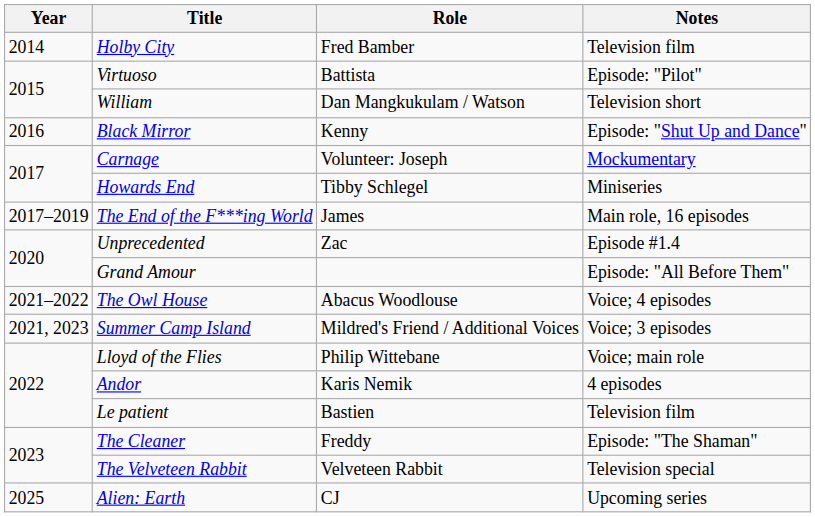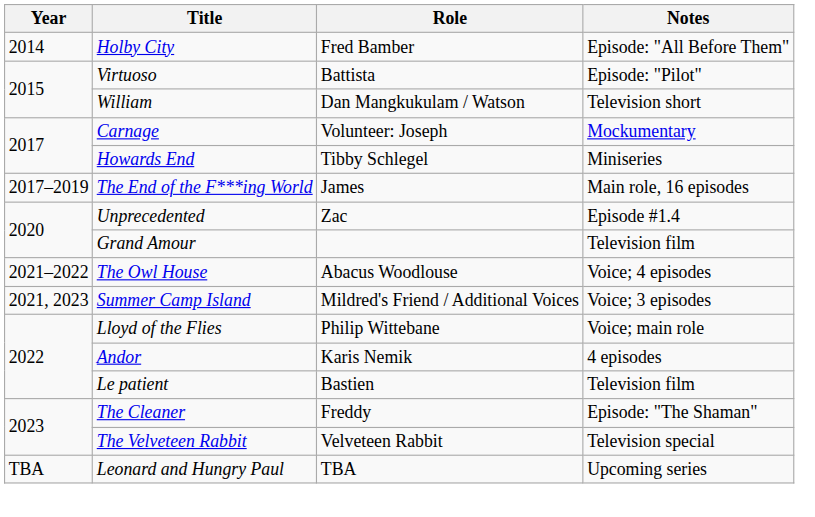(641, 46) Television film -> (688, 46) Episode: "All Before Them"
- row: (144, 131)
(688, 272) Episode: "All Before Them" -> (641, 243) Television film
- row: (141, 497)
+ row: (190, 469)
